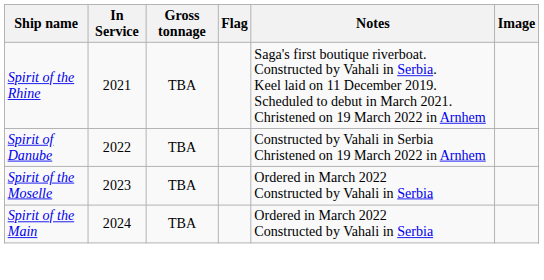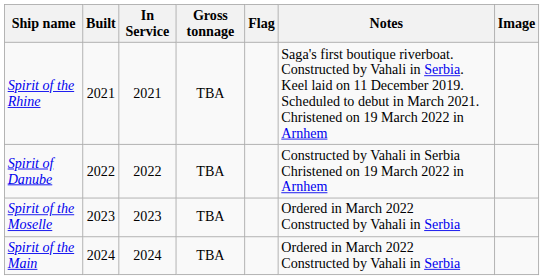+ column: (101, 23)
